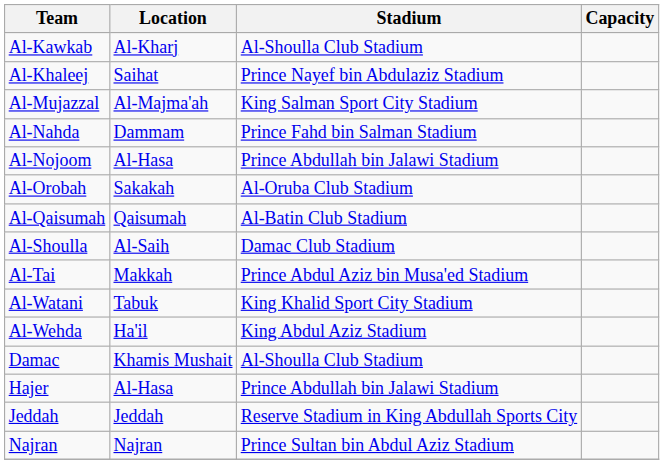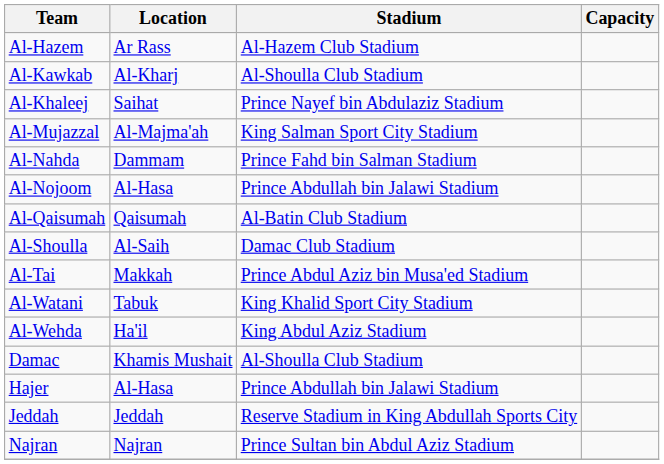+ row: (46, 47)
- row: (48, 189)
